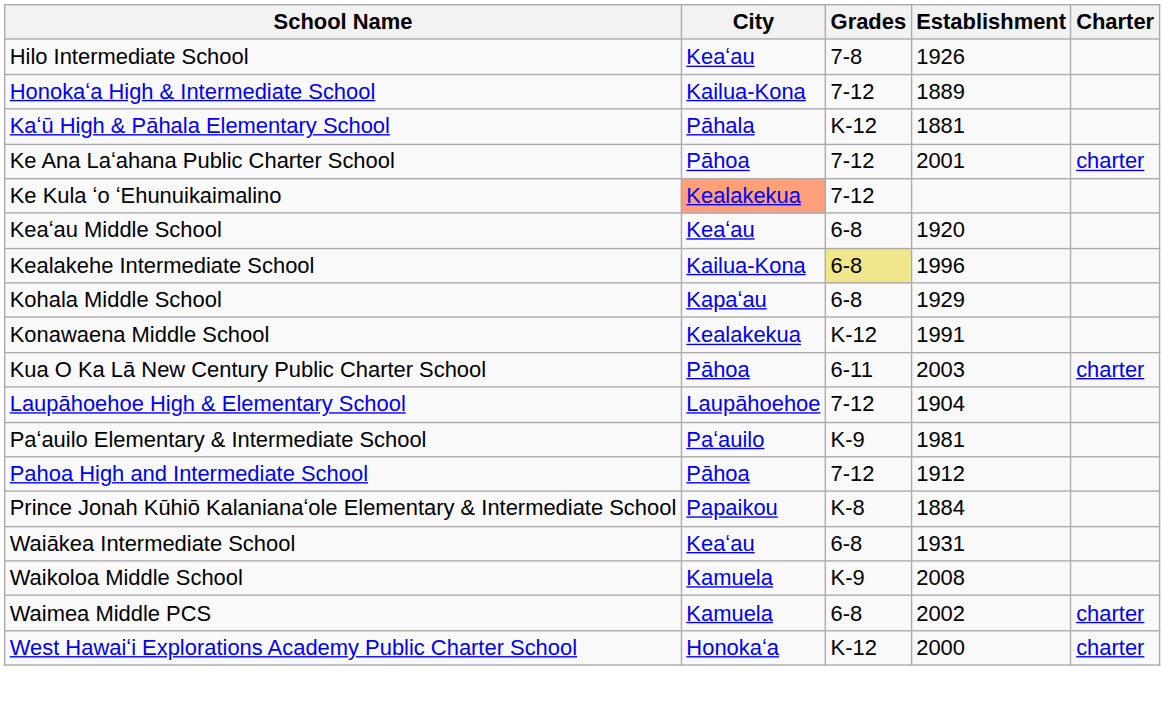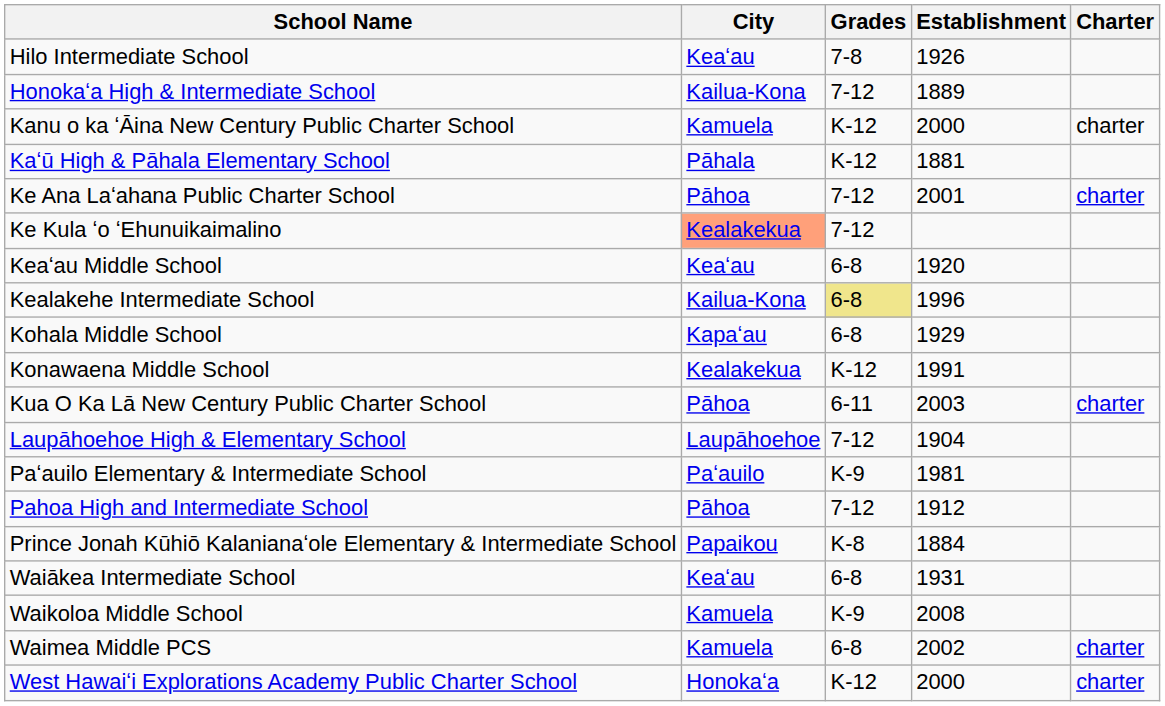+ row: (262, 126)
